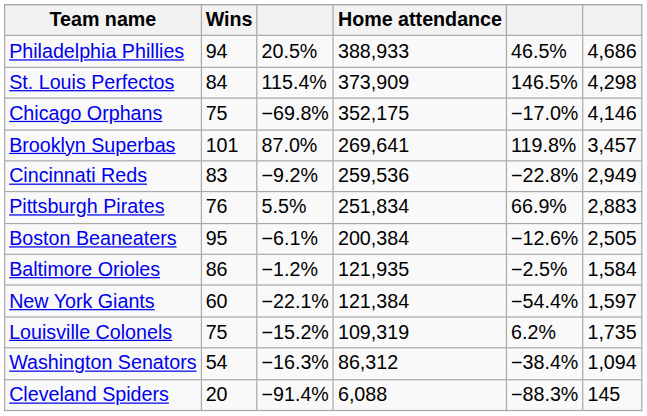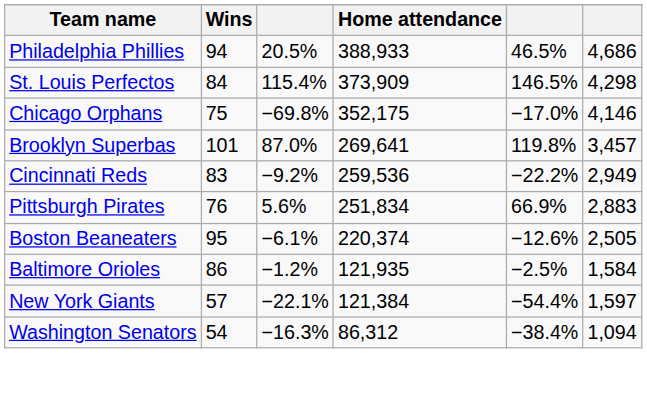(545, 176) −22.8% -> (545, 176) −22.2%
(284, 207) 5.5% -> (284, 207) 5.6%
(374, 238) 200,384 -> (374, 238) 220,374
(217, 301) 60 -> (217, 301) 57
- row: (91, 332)
- row: (89, 394)
